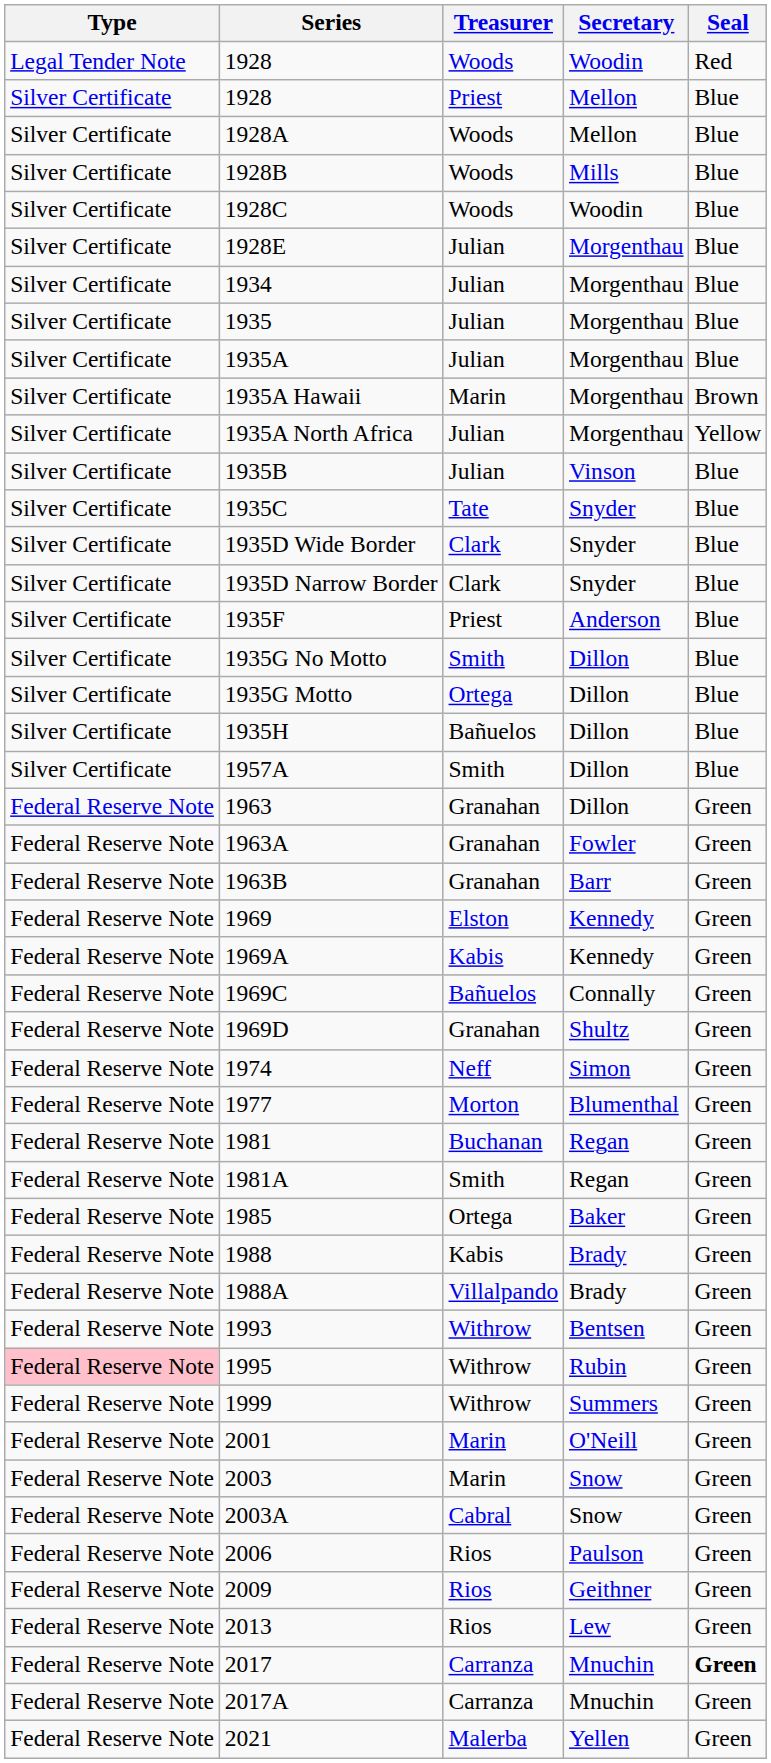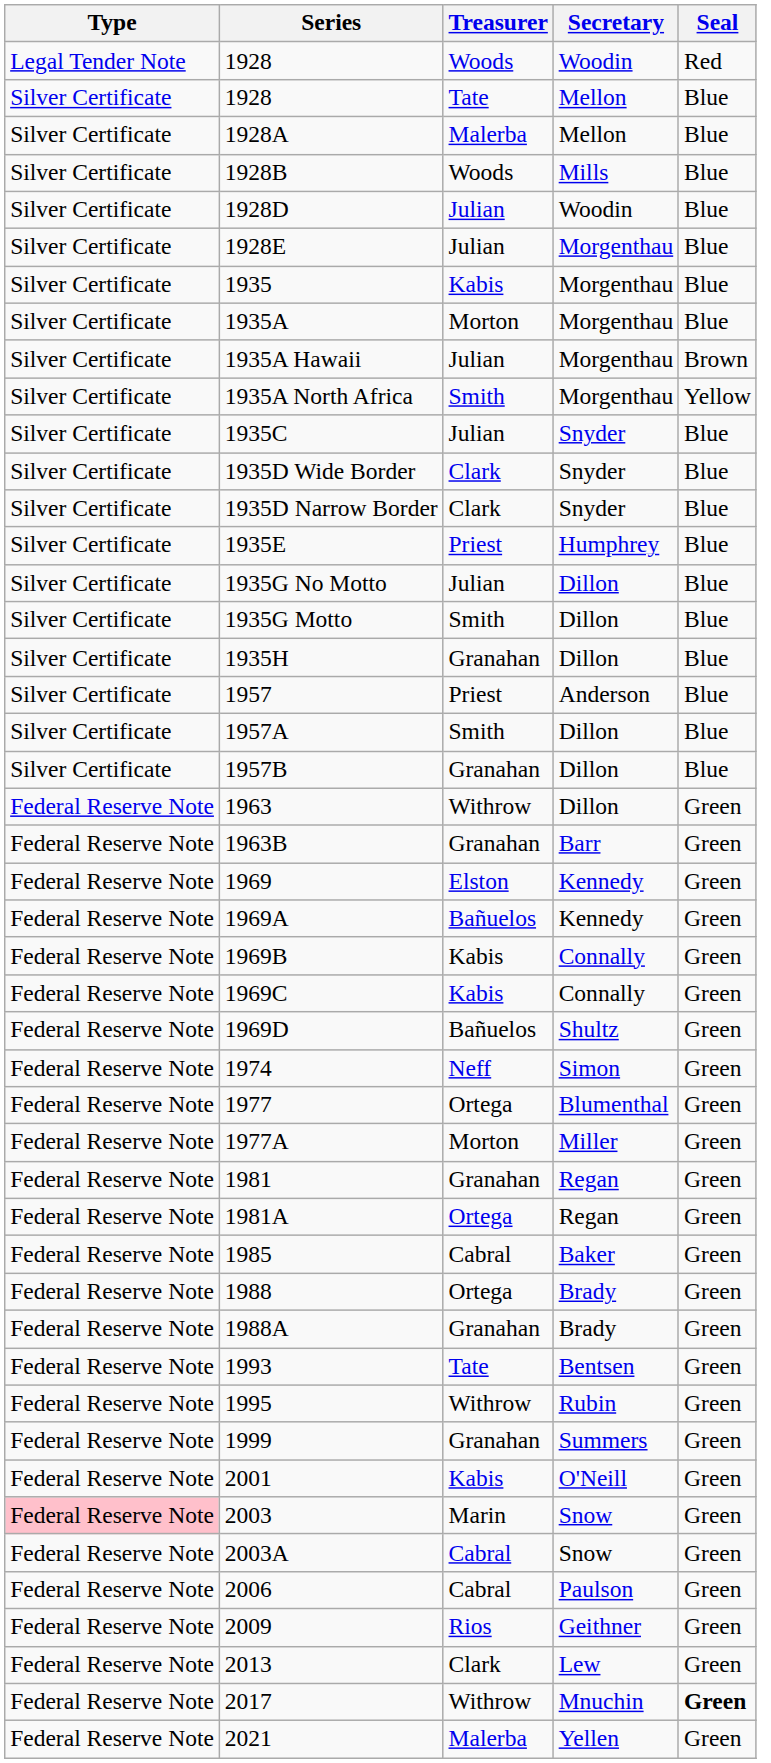(475, 97) Priest -> (469, 97) Tate
(481, 135) Woods -> (488, 135) Malerba
- row: (256, 209)
+ row: (257, 209)
- row: (248, 284)
(477, 321) Julian -> (476, 284) Kabis
(477, 358) Julian -> (484, 321) Morton
(477, 396) Marin -> (477, 358) Julian
(477, 433) Julian -> (477, 396) Smith
- row: (256, 470)
(469, 508) Tate -> (477, 433) Julian
+ row: (255, 545)
- row: (255, 619)
(477, 657) Smith -> (477, 582) Julian
(481, 694) Ortega -> (477, 619) Smith
(492, 731) Bañuelos -> (494, 657) Granahan
+ row: (248, 694)
+ row: (256, 769)
(494, 806) Granahan -> (490, 806) Withrow
- row: (257, 843)
(476, 955) Kabis -> (492, 918) Bañuelos
+ row: (256, 955)
(492, 992) Bañuelos -> (476, 992) Kabis
(494, 1030) Granahan -> (492, 1030) Bañuelos
(484, 1104) Morton -> (481, 1104) Ortega
+ row: (257, 1142)
(496, 1142) Buchanan -> (494, 1179) Granahan
(477, 1179) Smith -> (481, 1216) Ortega
(481, 1216) Ortega -> (480, 1254) Cabral
(476, 1254) Kabis -> (481, 1291) Ortega
(503, 1291) Villalpando -> (494, 1328) Granahan
(490, 1328) Withrow -> (469, 1365) Tate
(112, 1365) pink background -> (112, 1403) no background
(490, 1403) Withrow -> (494, 1440) Granahan
(477, 1440) Marin -> (476, 1477) Kabis
(112, 1477) no background -> (112, 1515) pink background
(470, 1552) Rios -> (480, 1589) Cabral
(470, 1627) Rios -> (475, 1664) Clark
(491, 1664) Carranza -> (490, 1701) Withrow
- row: (257, 1701)
